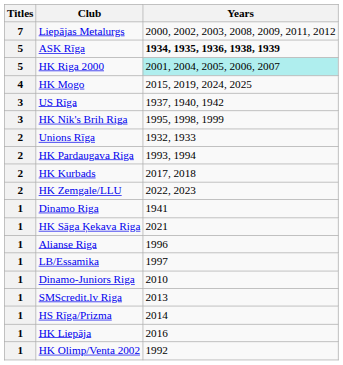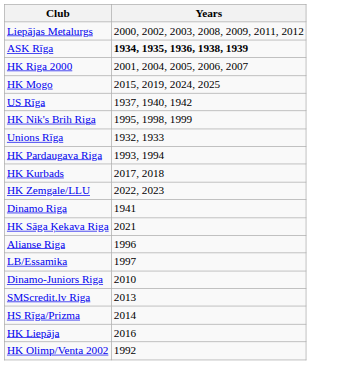- column: (20, 13)
(213, 66) paleturquoise background -> (181, 66) no background
